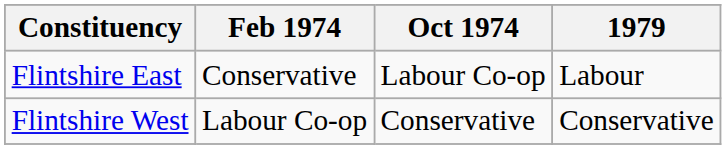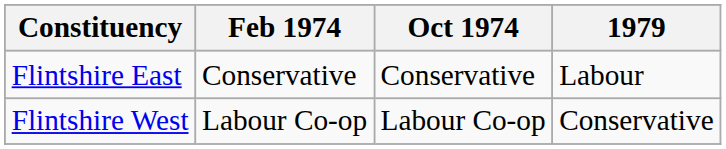(463, 74) Labour Co-op -> (458, 74) Conservative
(458, 120) Conservative -> (463, 120) Labour Co-op
